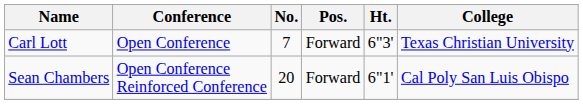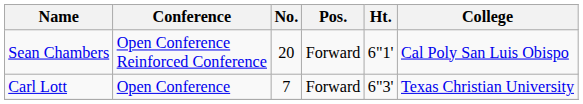rows swapped: (38, 42) <-> (59, 77)
